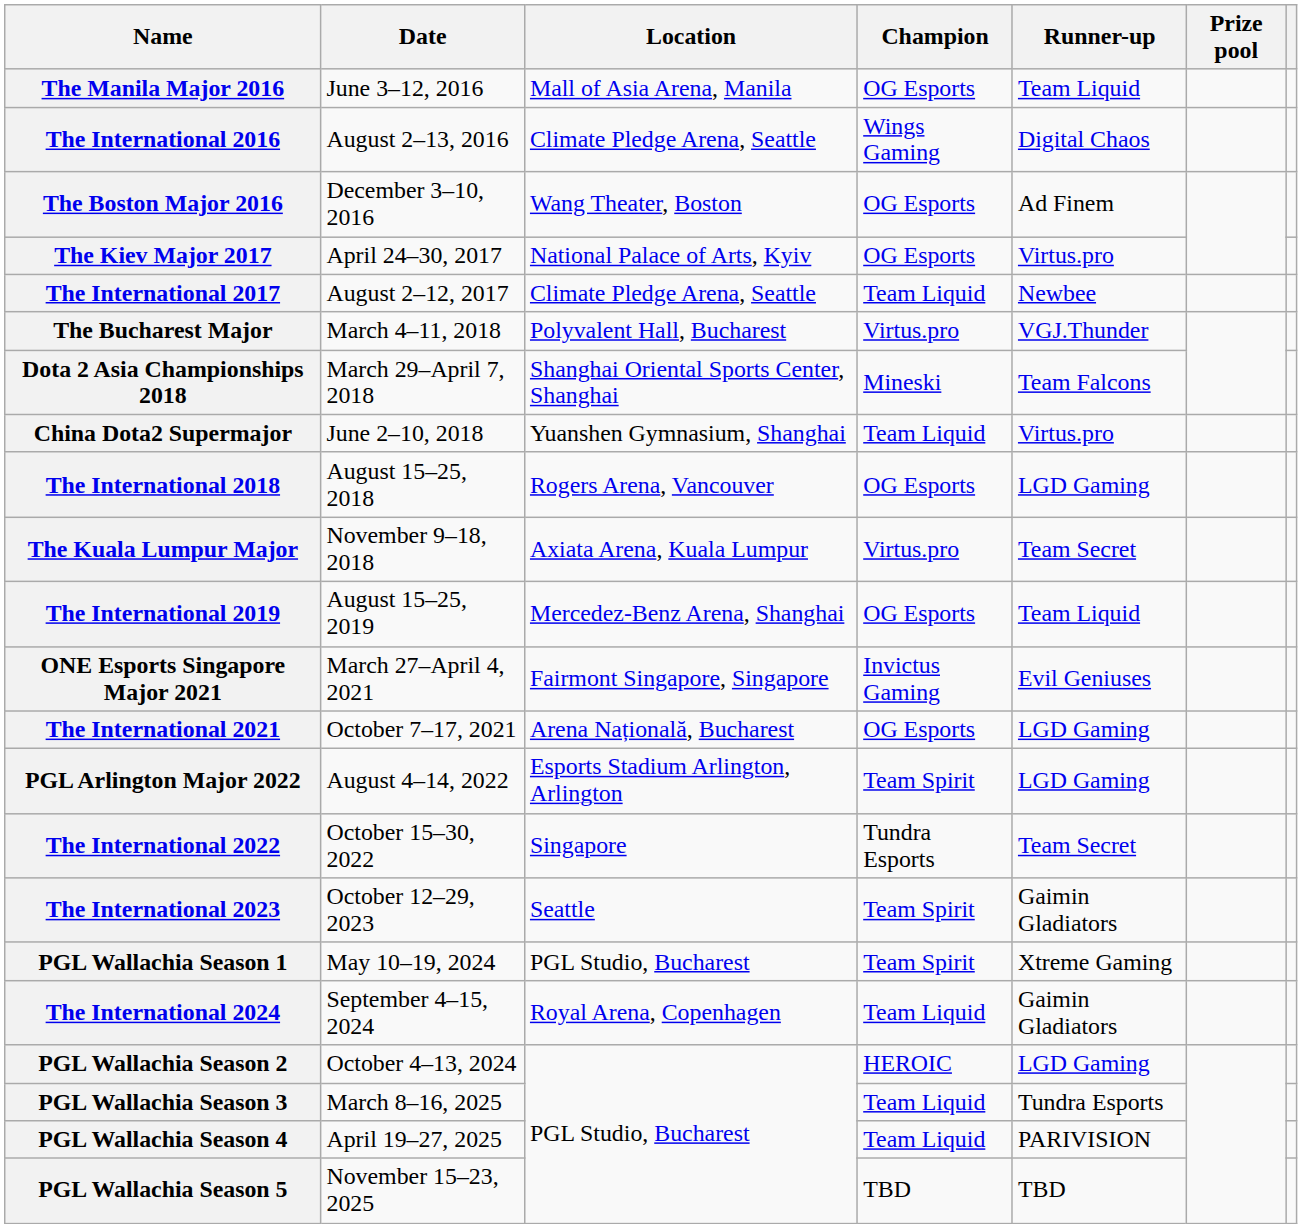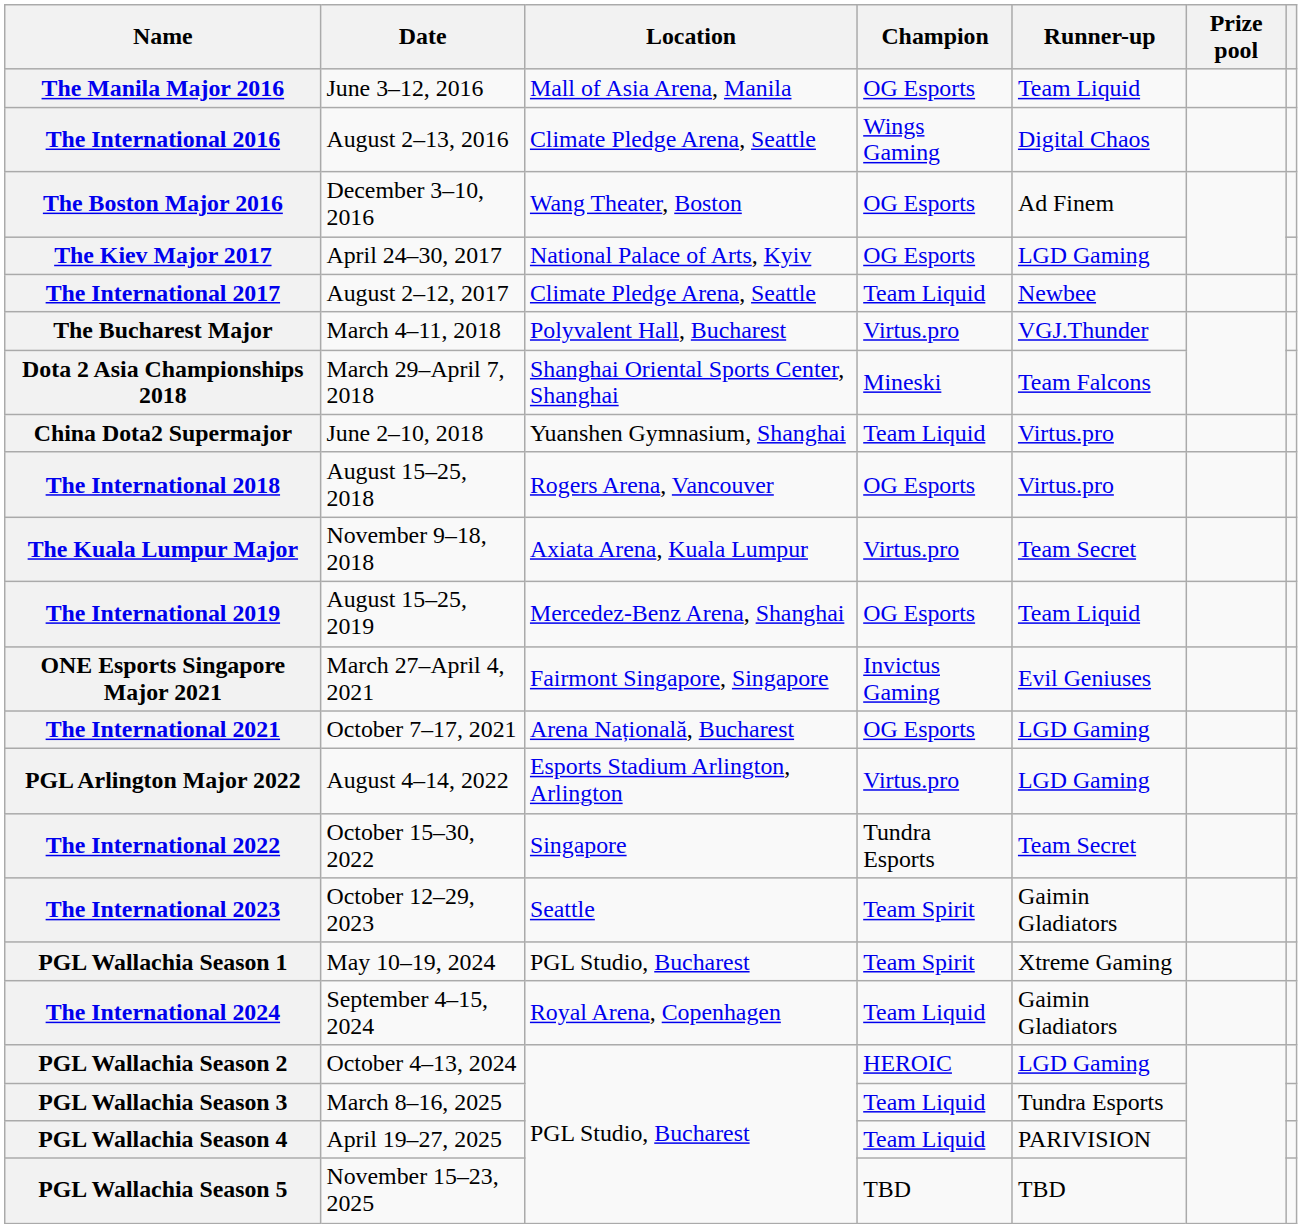(1066, 255) Virtus.pro -> (1084, 255) LGD Gaming
(1084, 484) LGD Gaming -> (1066, 484) Virtus.pro
(919, 780) Team Spirit -> (911, 780) Virtus.pro
